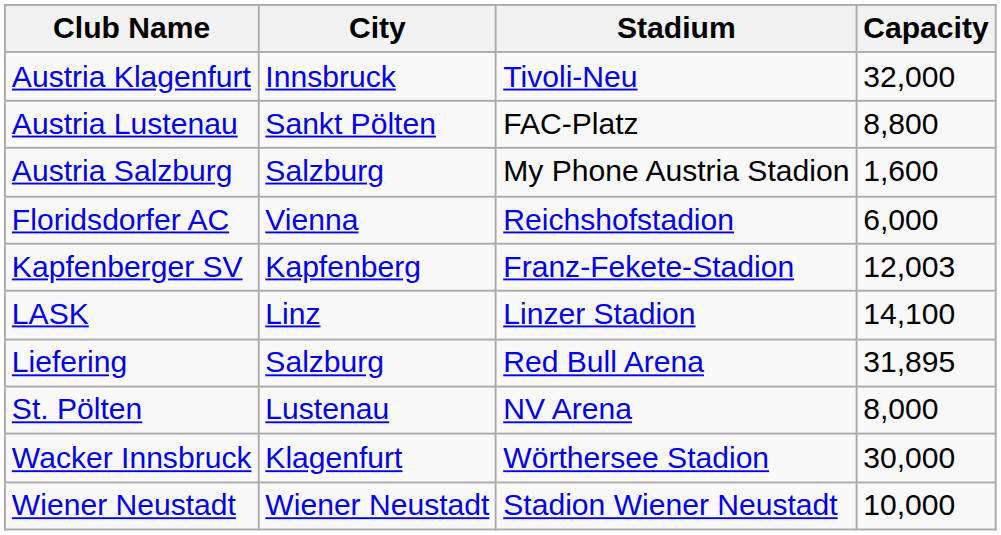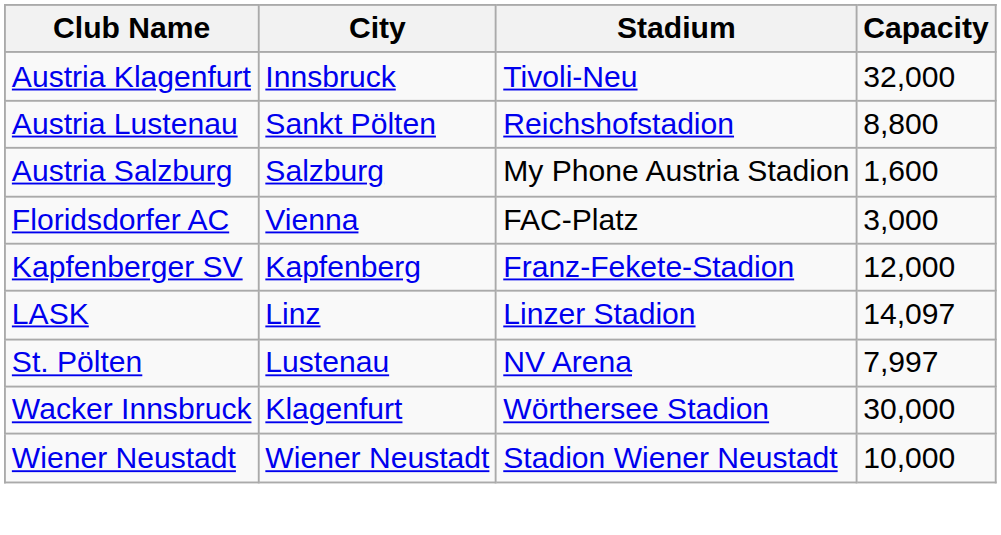(571, 123) FAC-Platz -> (619, 123) Reichshofstadion
(619, 219) Reichshofstadion -> (571, 219) FAC-Platz
(901, 219) 6,000 -> (901, 219) 3,000
(909, 266) 12,003 -> (909, 266) 12,000
(909, 314) 14,100 -> (909, 314) 14,097
- row: (70, 362)
(901, 409) 8,000 -> (901, 362) 7,997
